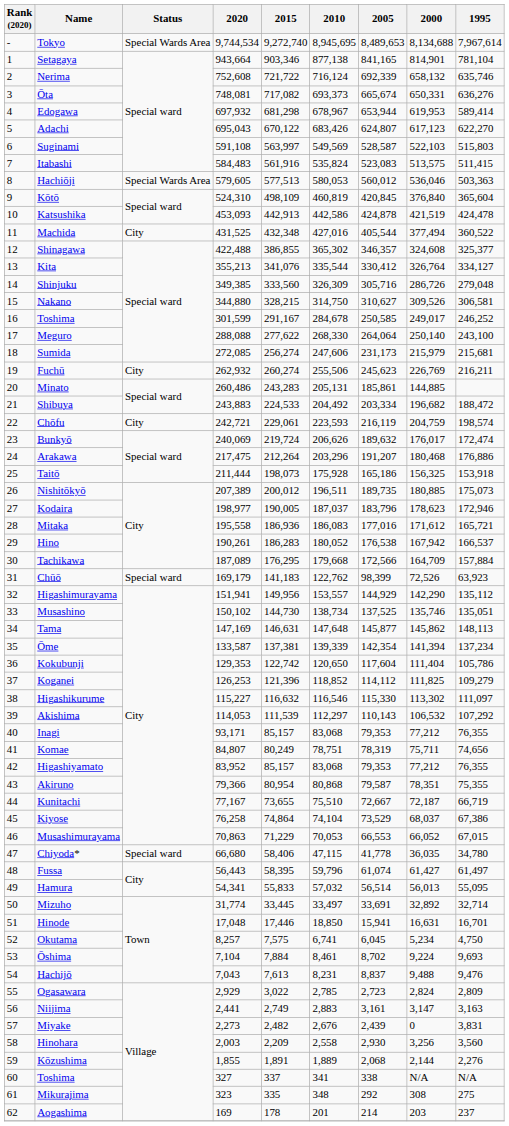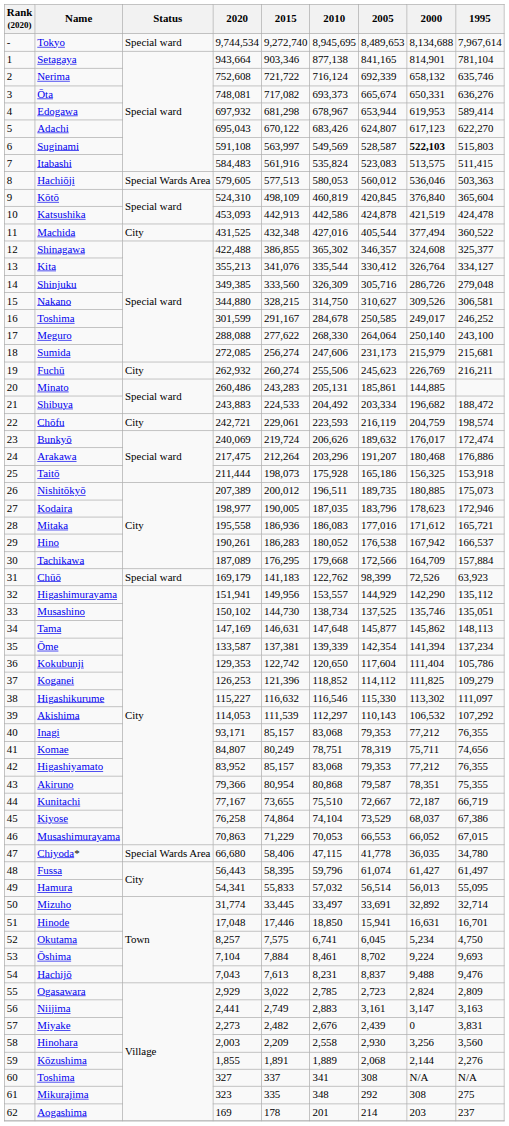(168, 42) Special Wards Area -> (153, 42) Special ward
(427, 146) normal -> (427, 146) bold
(330, 508) 187,037 -> (330, 508) 187,035
(153, 853) Special ward -> (168, 853) Special Wards Area
(369, 1077) 338 -> (369, 1077) 308
